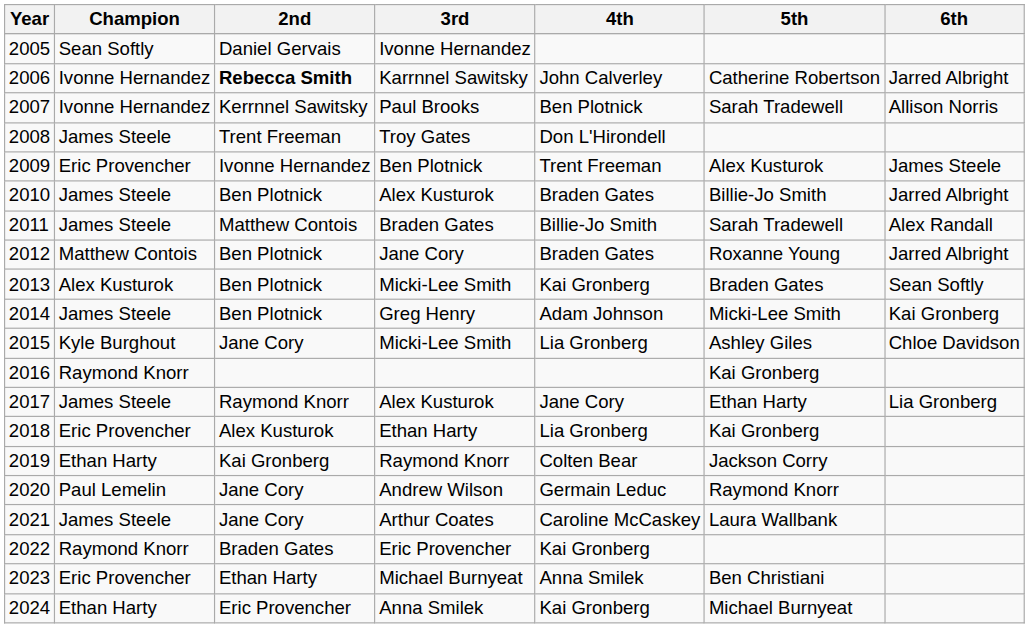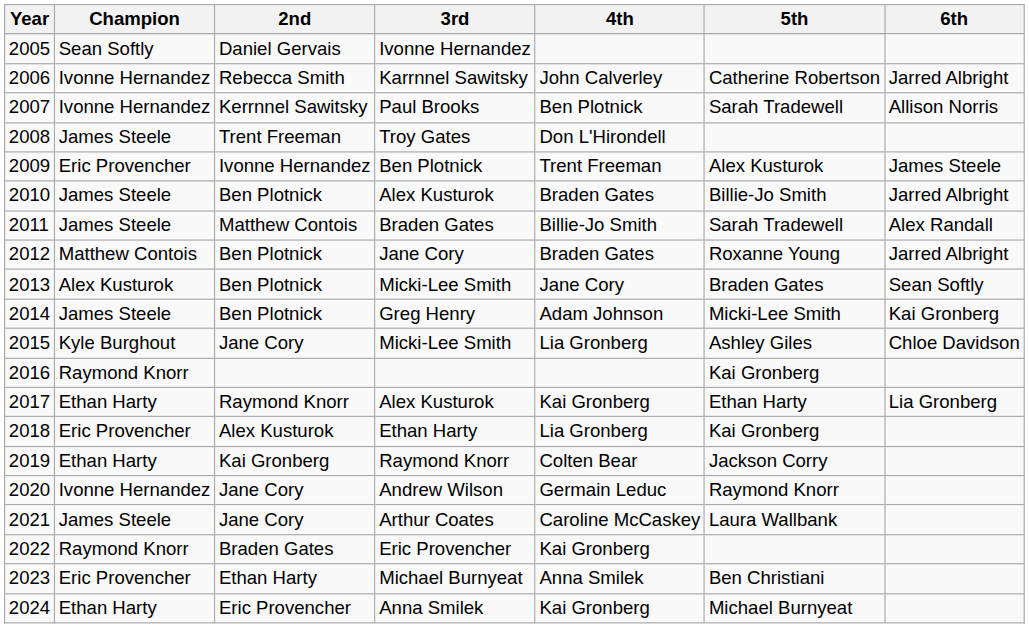(285, 78) bold -> (282, 78) normal
(595, 284) Kai Gronberg -> (582, 284) Jane Cory
(115, 401) James Steele -> (108, 401) Ethan Harty
(582, 401) Jane Cory -> (595, 401) Kai Gronberg
(112, 490) Paul Lemelin -> (135, 490) Ivonne Hernandez
